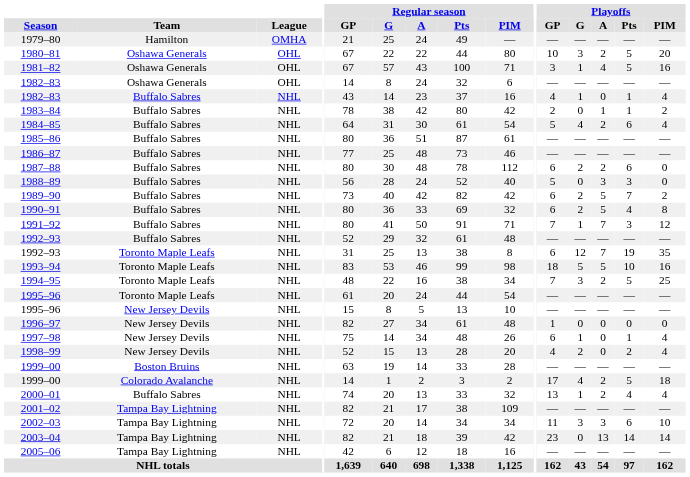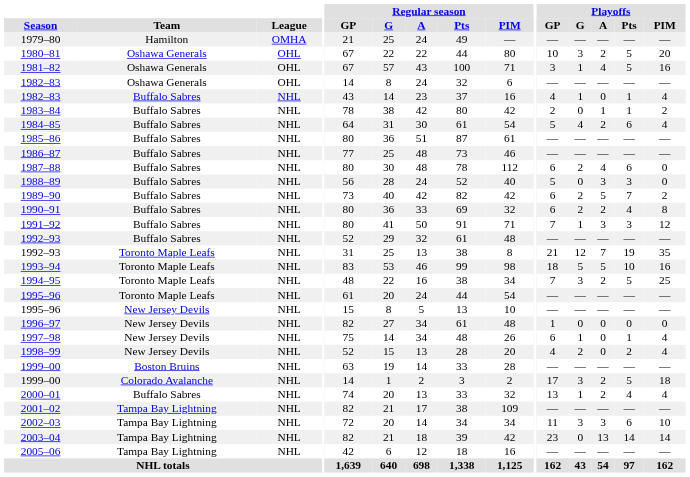(603, 167) 2 -> (603, 167) 4
(603, 210) 5 -> (603, 210) 2
(603, 224) 7 -> (603, 224) 3
(553, 252) 6 -> (553, 252) 21
(580, 380) 4 -> (580, 380) 3
